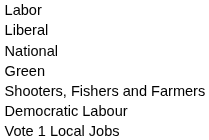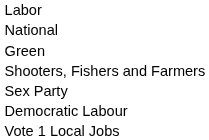- row: (26, 30)
+ row: (36, 91)
